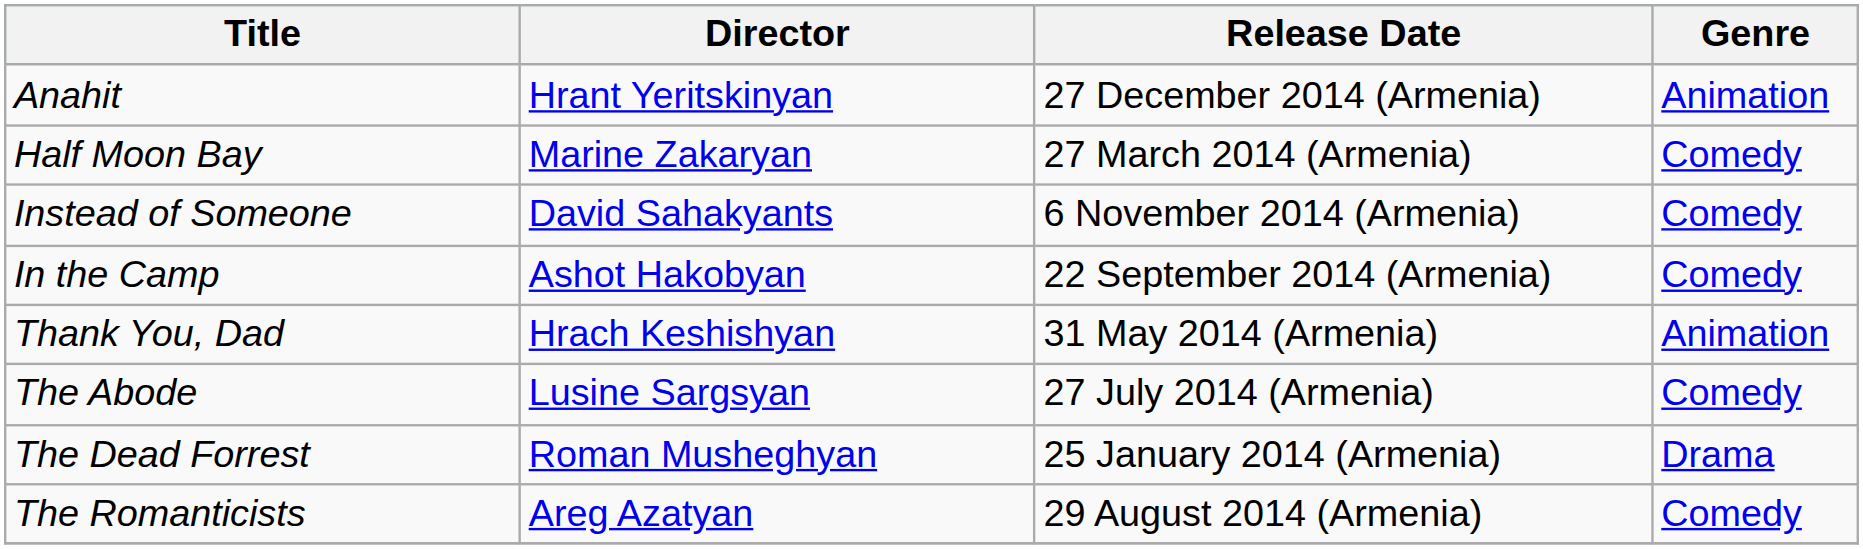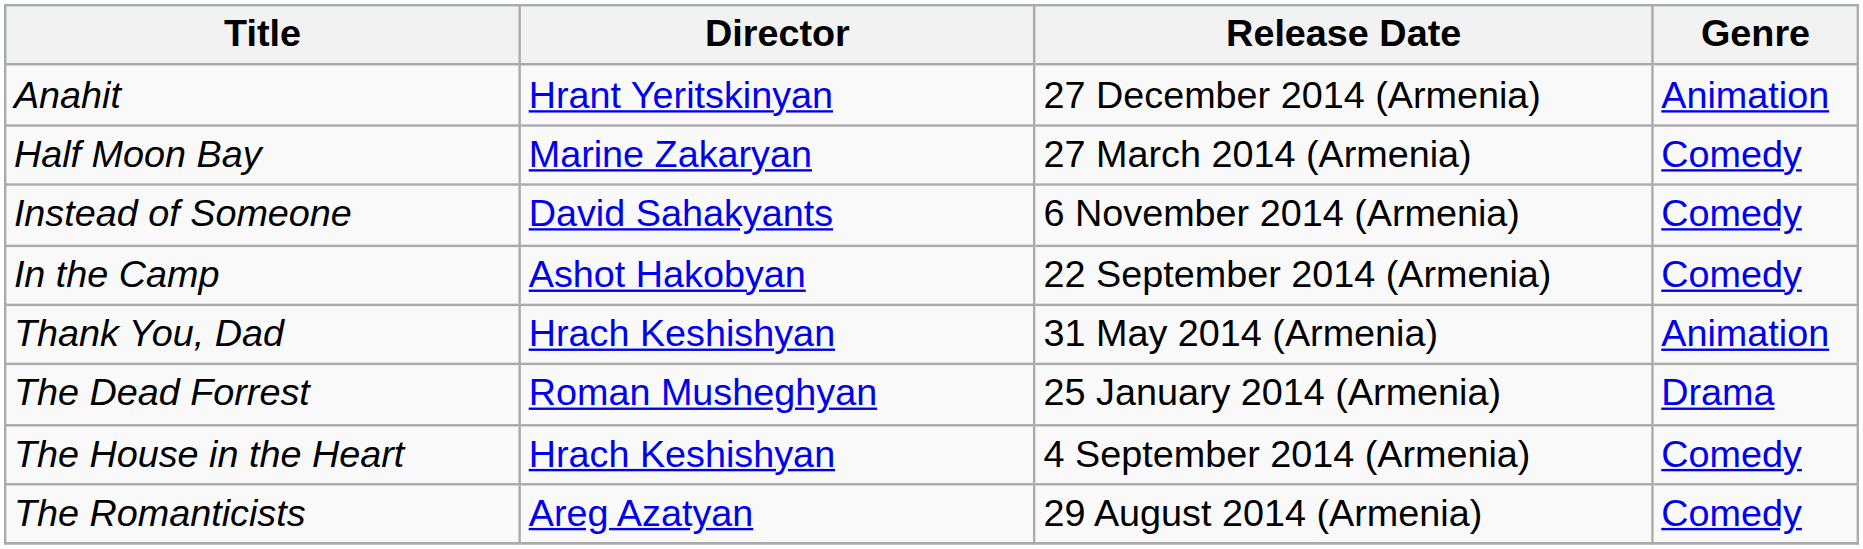- row: (106, 393)
+ row: (209, 453)
